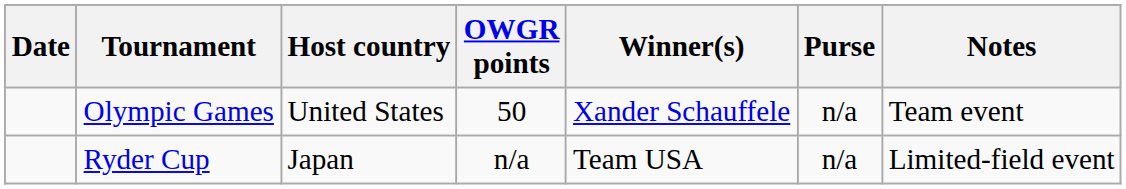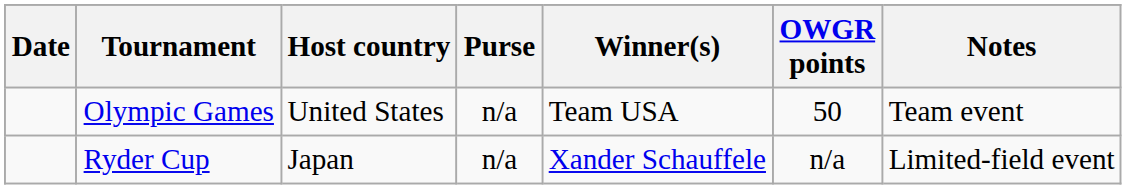columns swapped: (839, 46) <-> (512, 46)
(682, 111) Xander Schauffele -> (614, 111) Team USA
(638, 159) Team USA -> (657, 159) Xander Schauffele
